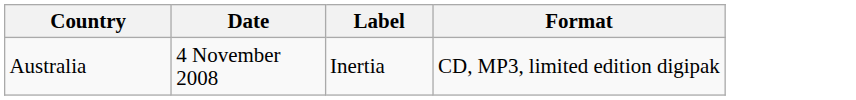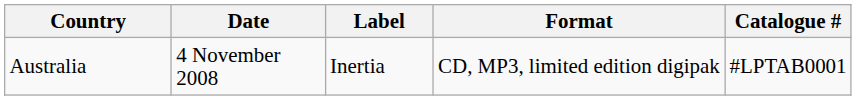+ column: (788, 21)
